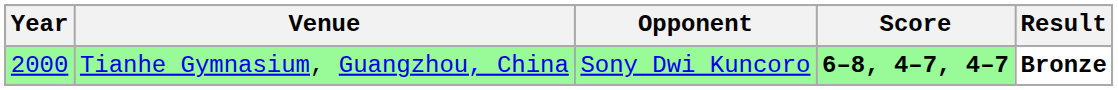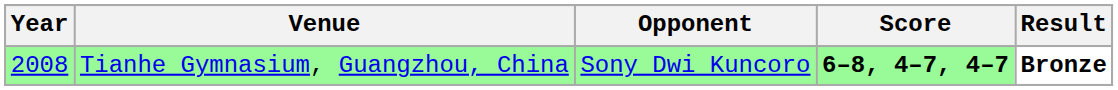(40, 65) 2000 -> (40, 65) 2008
